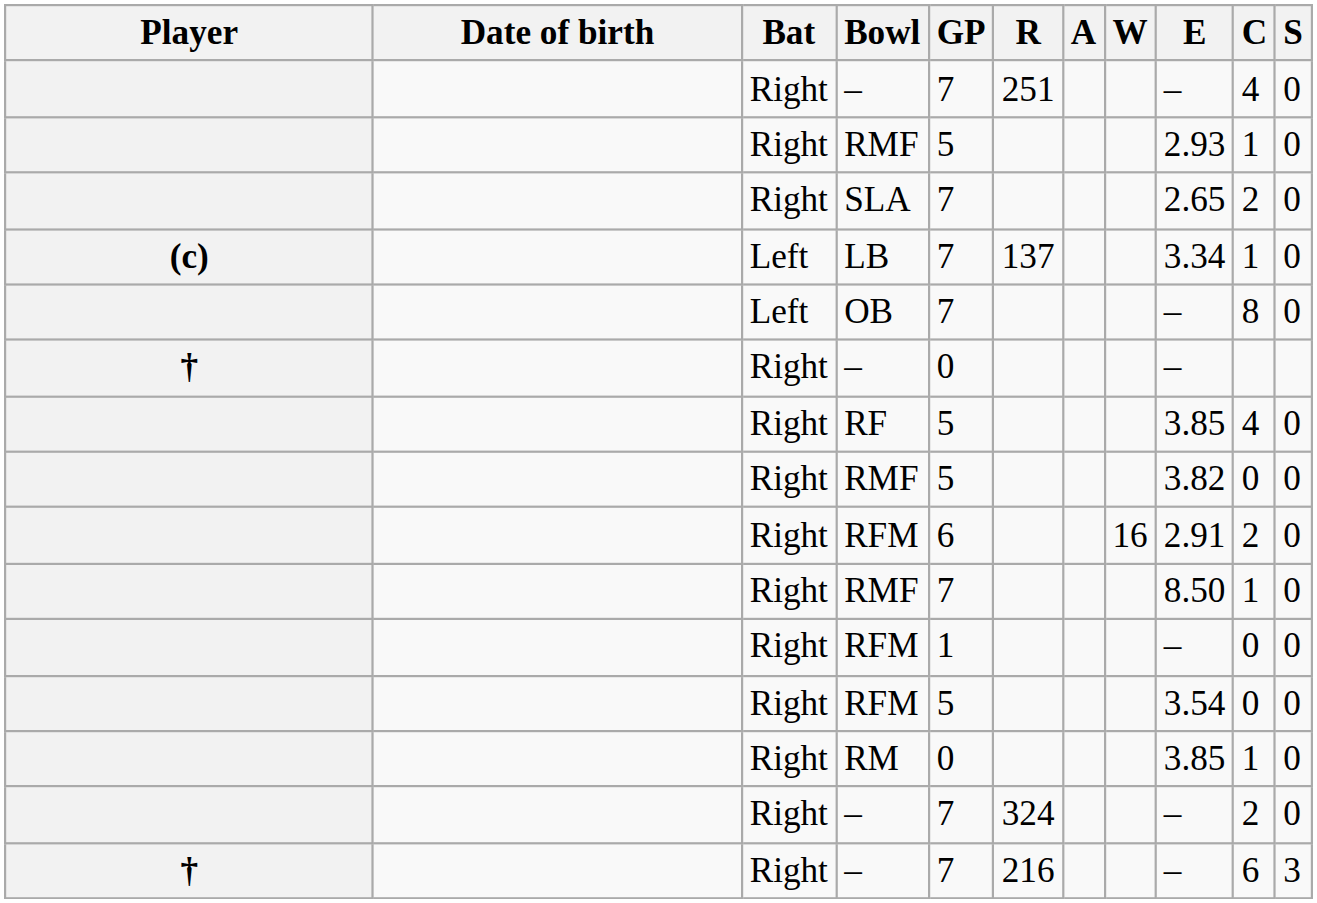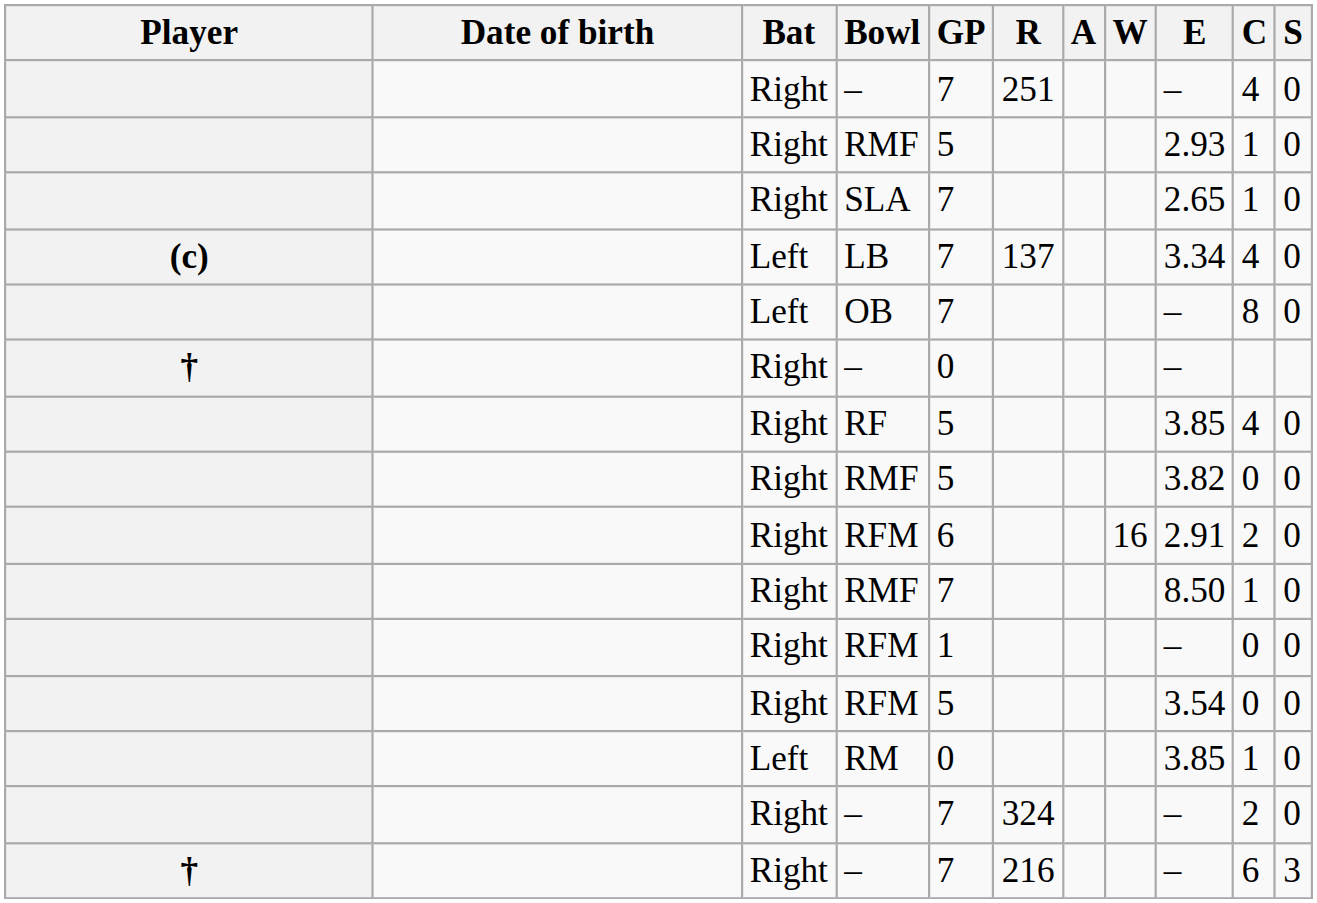(1250, 199) 2 -> (1250, 199) 1
(1250, 255) 1 -> (1250, 255) 4
(789, 758) Right -> (779, 758) Left
